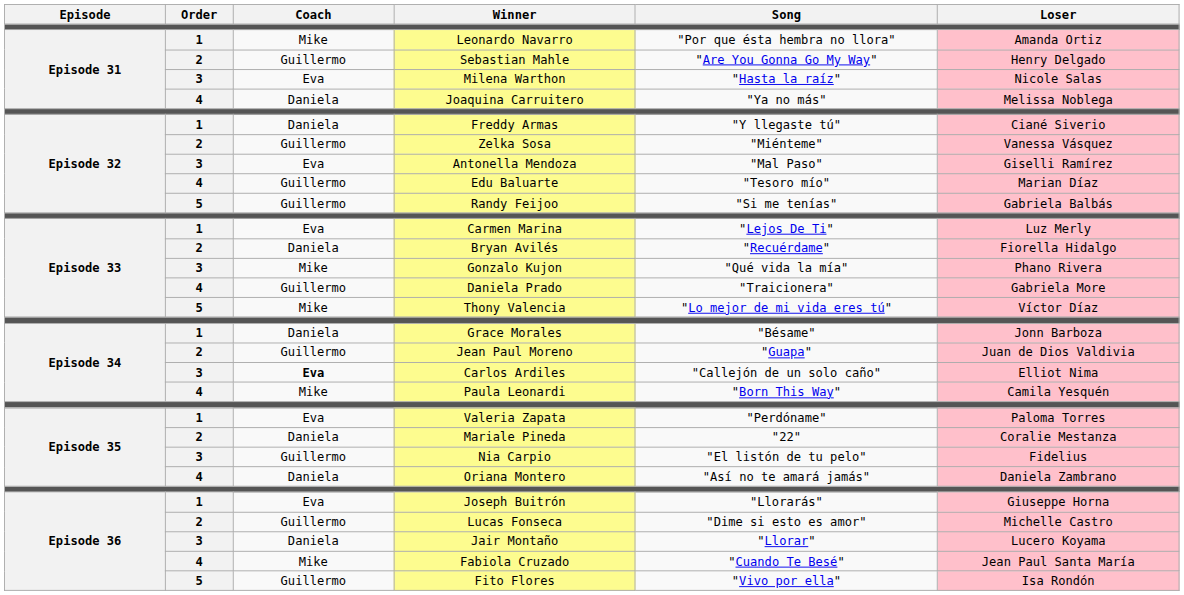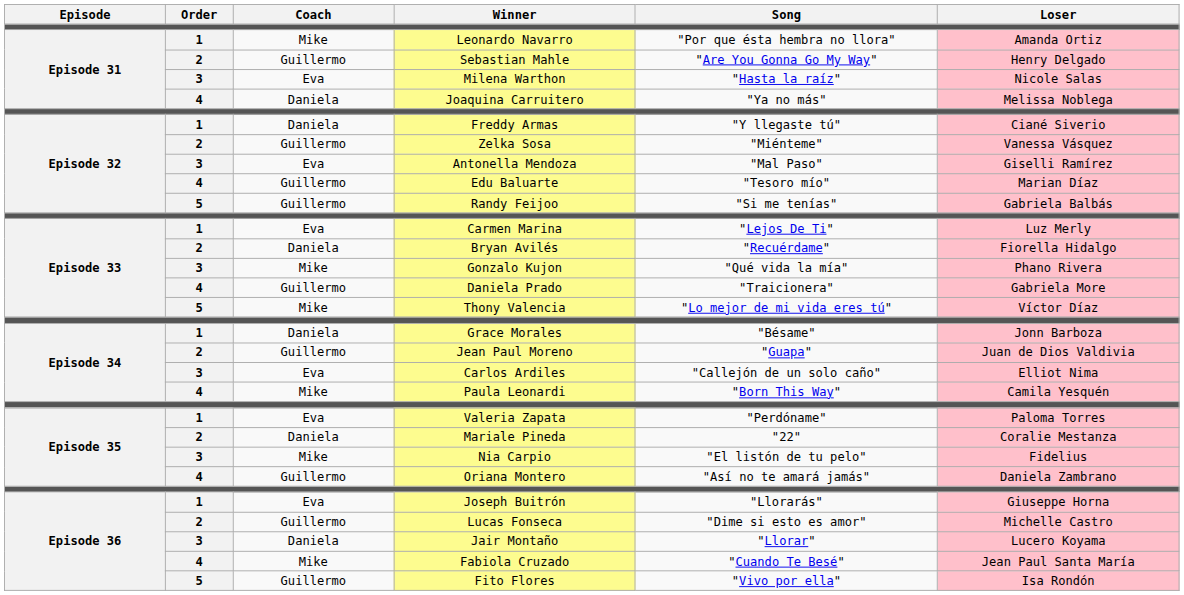(313, 372) bold -> (313, 372) normal
(313, 457) Guillermo -> (313, 457) Mike
(313, 477) Daniela -> (313, 477) Guillermo
